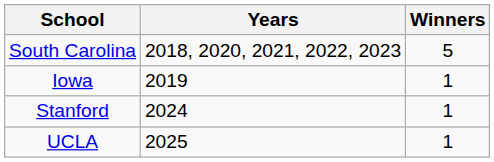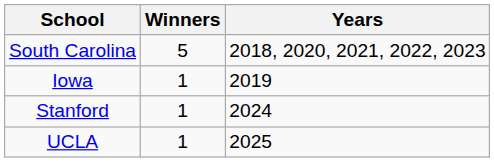columns swapped: (448, 19) <-> (273, 19)
